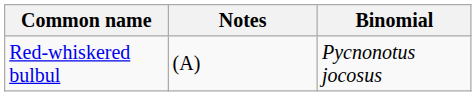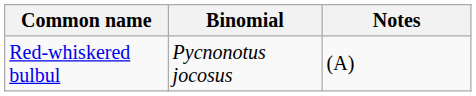columns swapped: (394, 20) <-> (243, 20)
